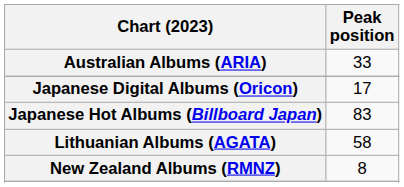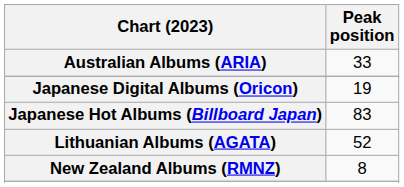(362, 89) 17 -> (362, 89) 19
(362, 141) 58 -> (362, 141) 52
